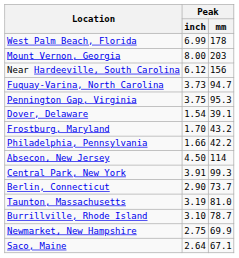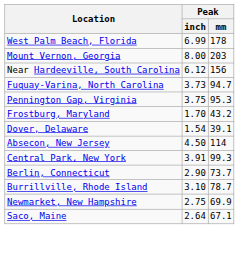rows swapped: (58, 129) <-> (48, 114)
- row: (77, 143)
- row: (67, 202)
